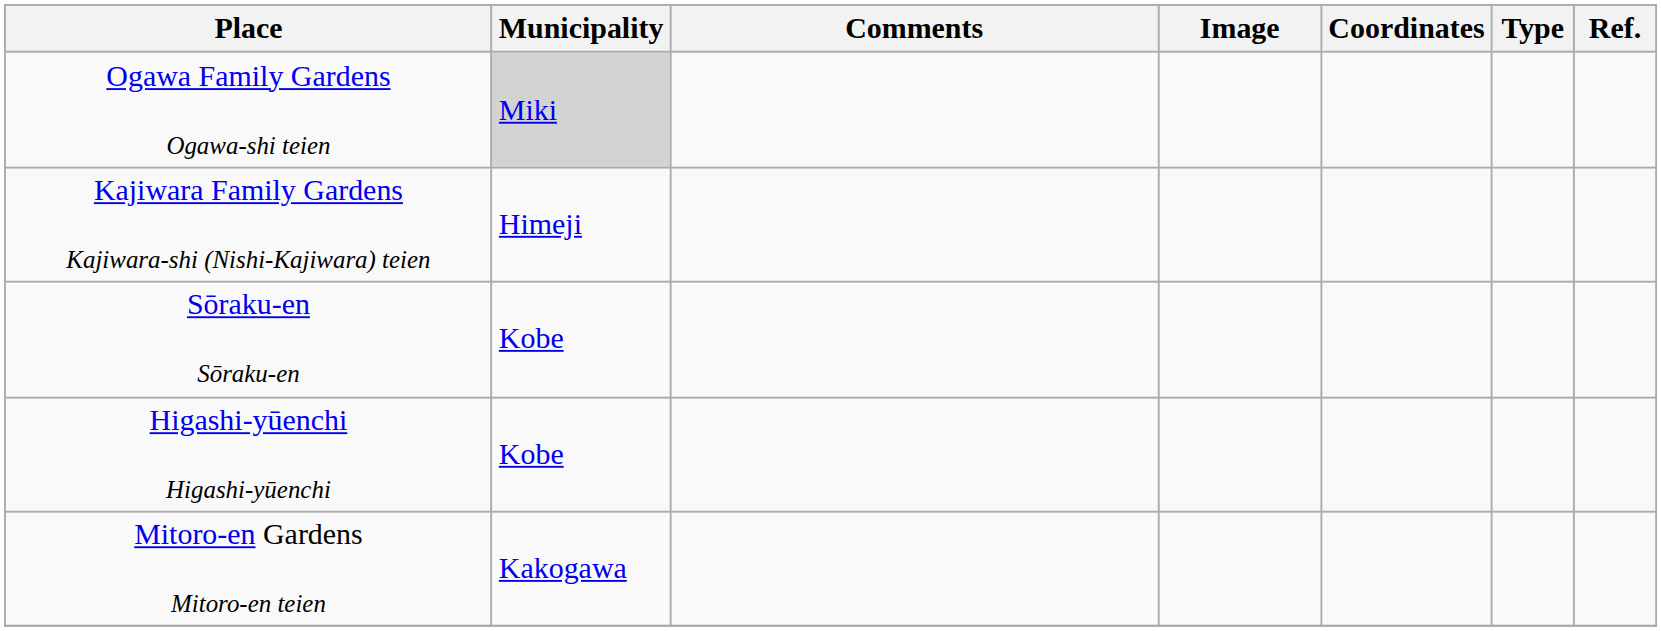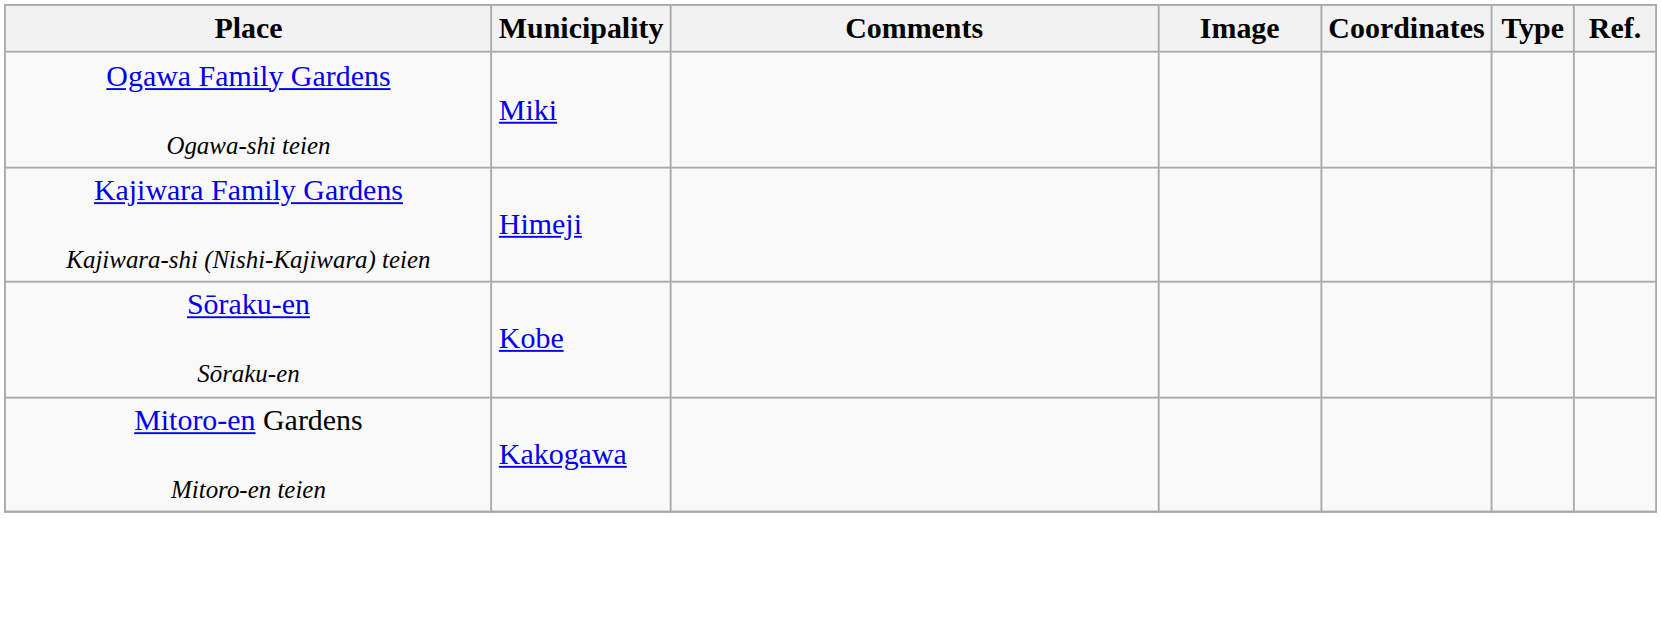(528, 109) lightgrey background -> (528, 109) no background
- row: (248, 453)
